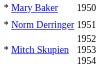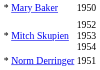rows swapped: (39, 25) <-> (36, 49)
